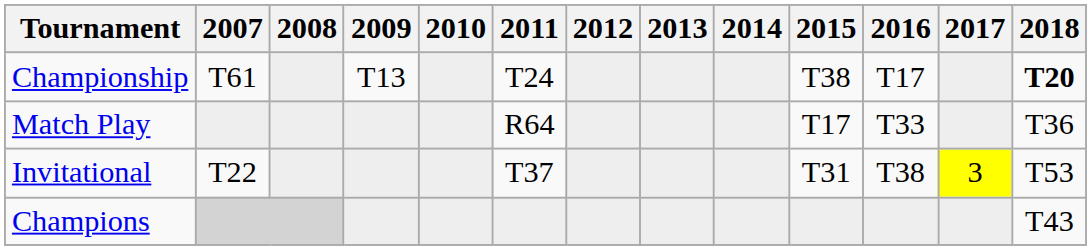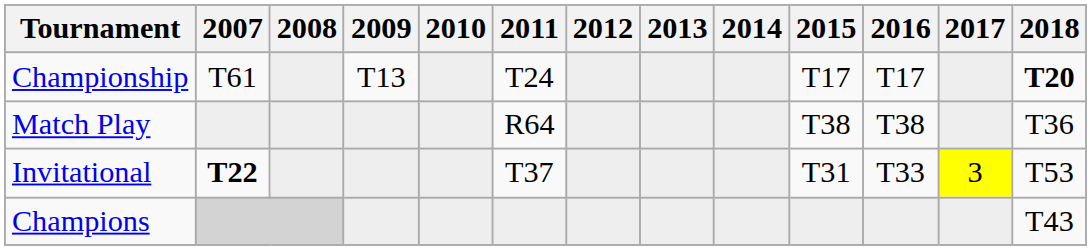(826, 76) T38 -> (826, 76) T17
(826, 124) T17 -> (826, 124) T38
(901, 124) T33 -> (901, 124) T38
(233, 172) normal -> (232, 172) bold
(901, 172) T38 -> (901, 172) T33
